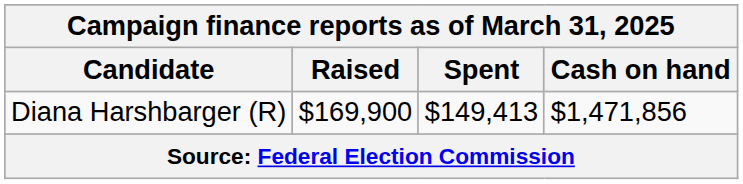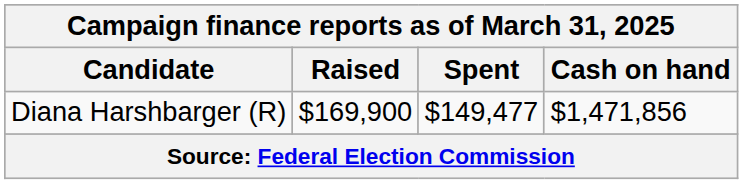(482, 112) $149,413 -> (482, 112) $149,477
